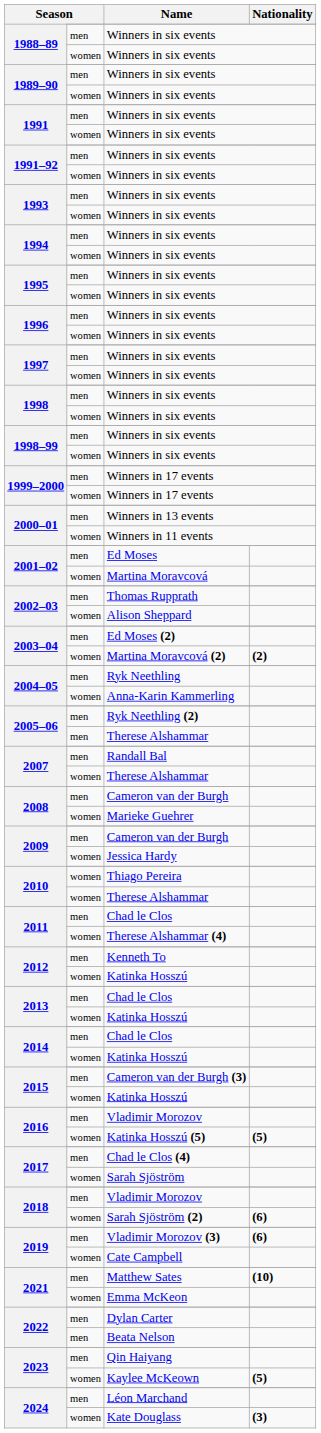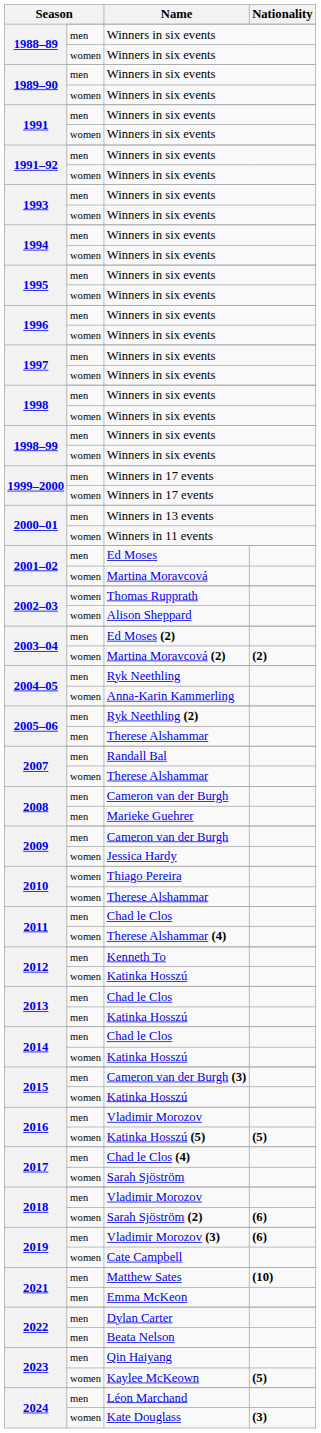(79, 596) men -> (86, 596) women
(86, 817) women -> (79, 817) men
(86, 1017) women -> (79, 1017) men
(86, 1298) women -> (79, 1298) men
